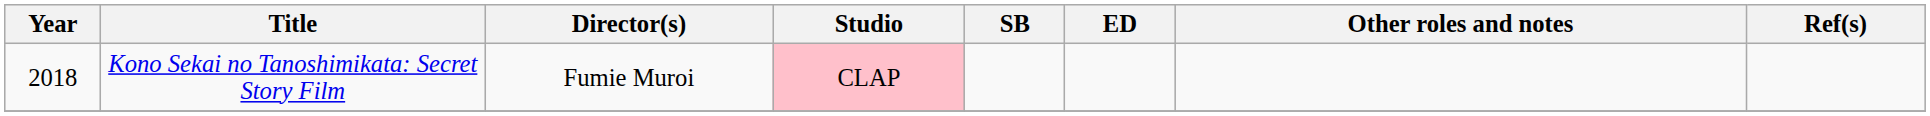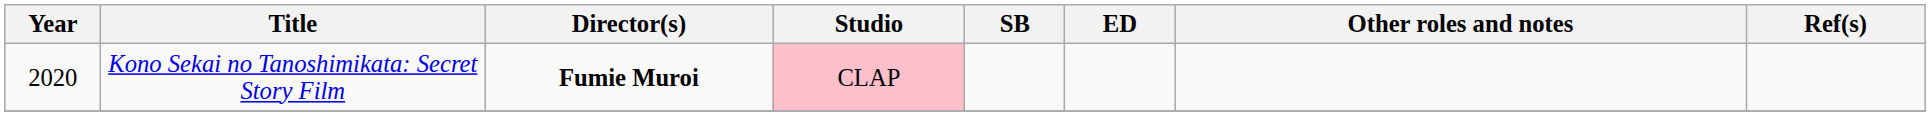(53, 76) 2018 -> (53, 76) 2020
(629, 76) normal -> (629, 76) bold
